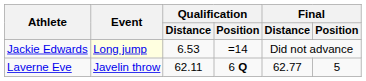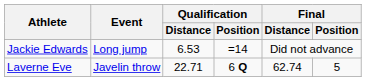(120, 49) lightyellow background -> (120, 49) no background
(188, 67) 62.11 -> (188, 67) 22.71
(287, 67) 62.77 -> (287, 67) 62.74
